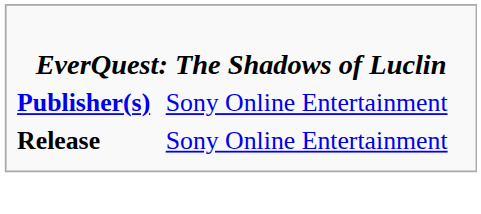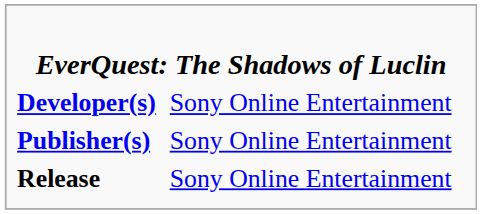+ row: (86, 102)
